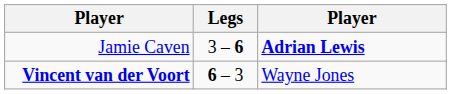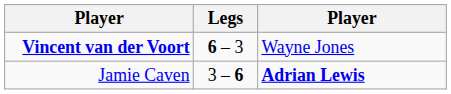rows swapped: (144, 46) <-> (106, 74)
